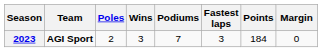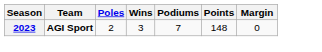- column: (221, 17)
(258, 38) 184 -> (219, 27) 148
